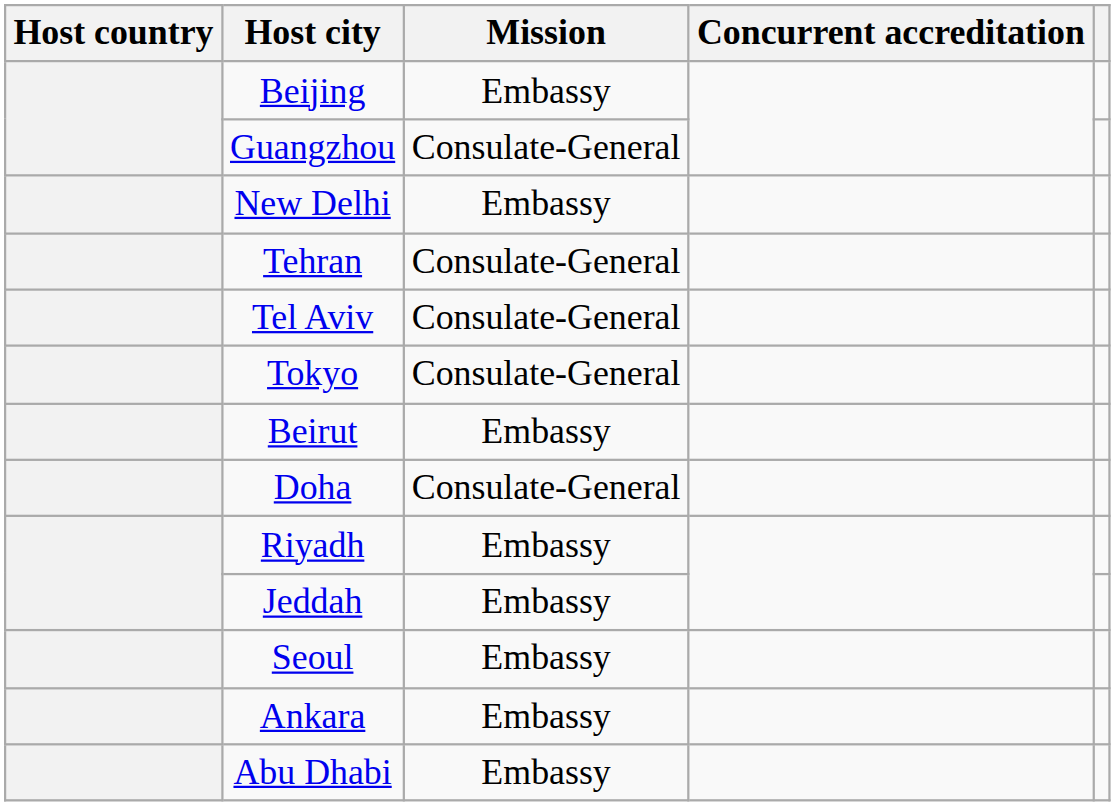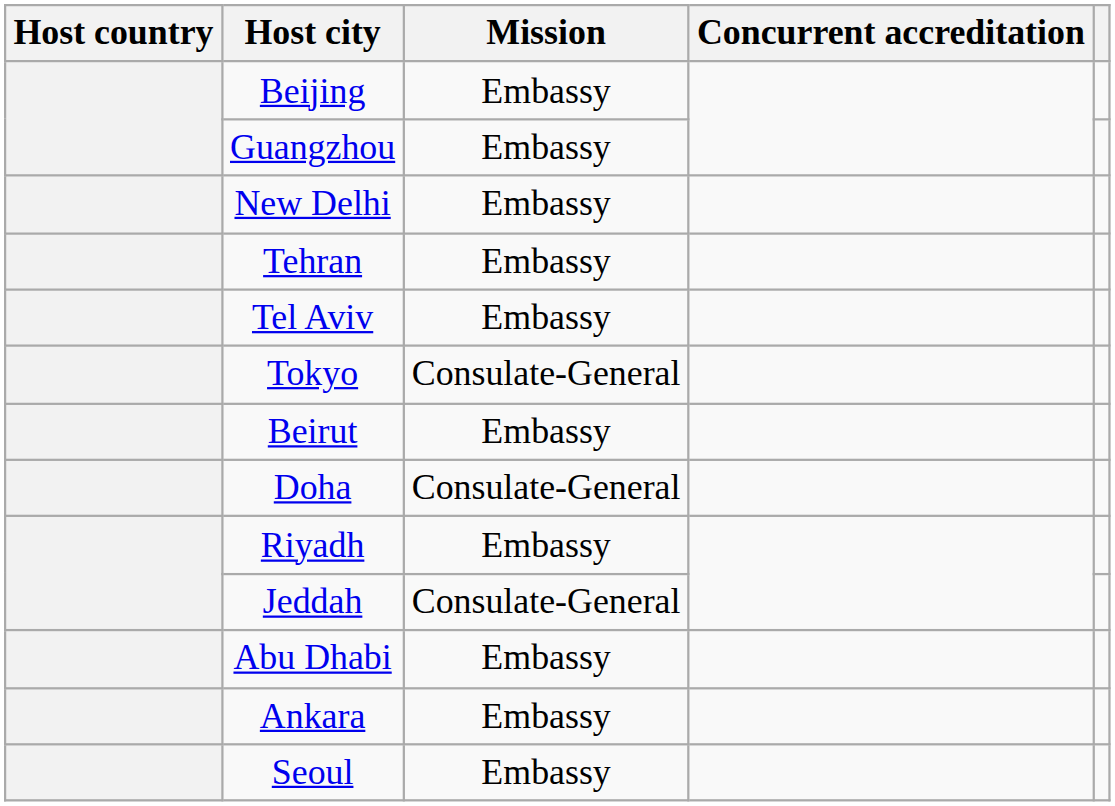(546, 146) Consulate-General -> (546, 146) Embassy
(546, 260) Consulate-General -> (546, 260) Embassy
(546, 317) Consulate-General -> (546, 317) Embassy
(546, 601) Embassy -> (546, 601) Consulate-General
rows swapped: (313, 658) <-> (313, 771)
